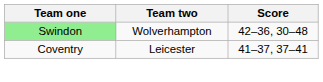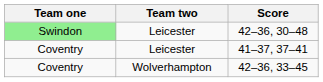(172, 31) Wolverhampton -> (172, 31) Leicester
+ row: (273, 67)
